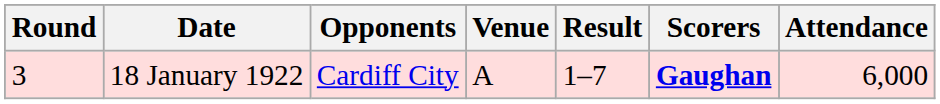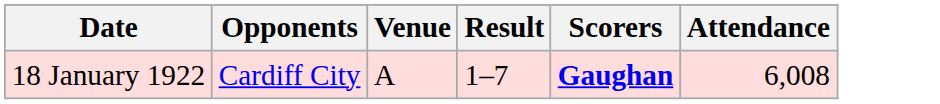- column: (54, 27)
(895, 74) 6,000 -> (797, 74) 6,008
